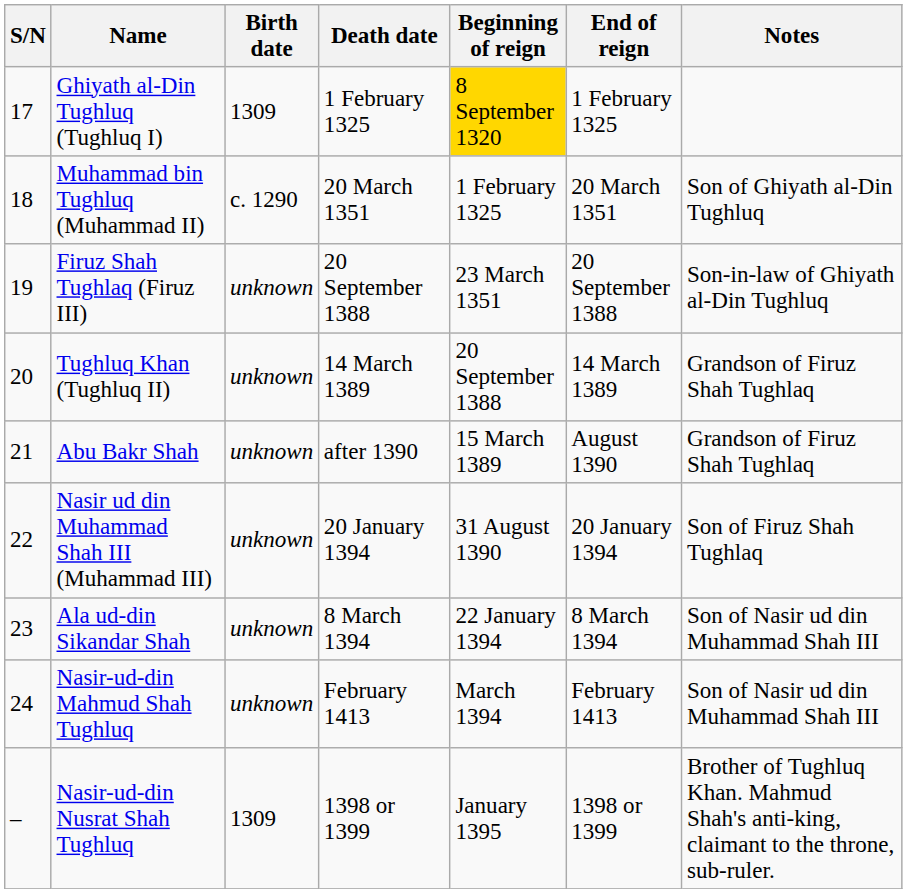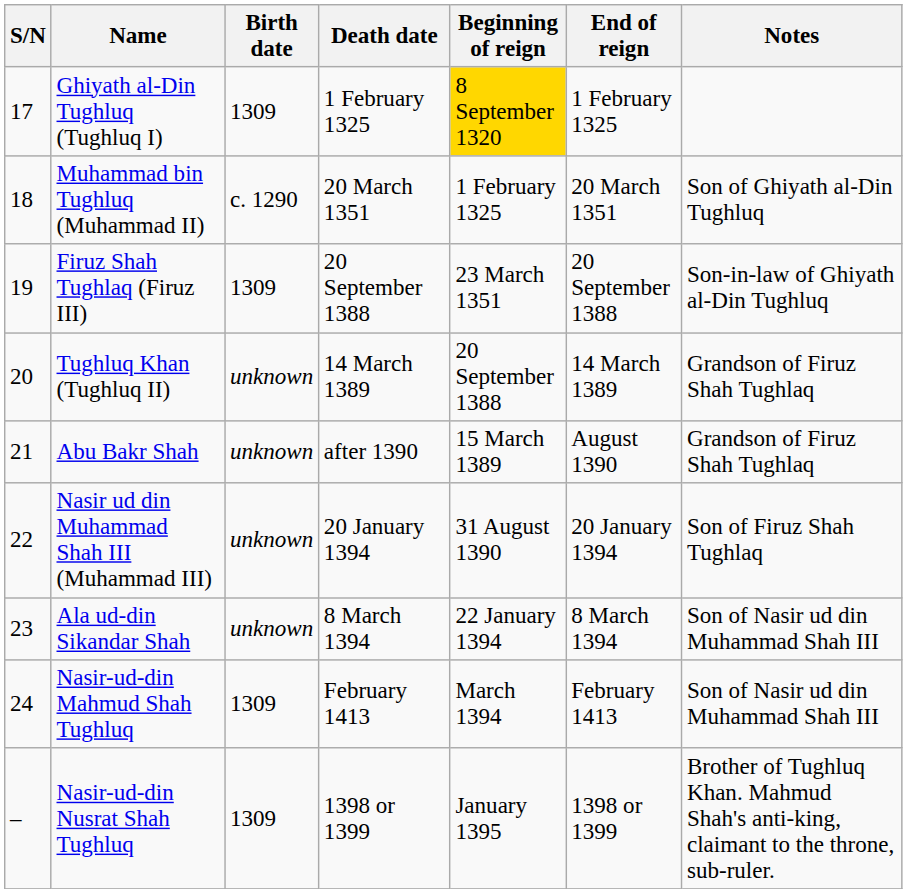(272, 287) unknown -> (253, 287) 1309
(272, 703) unknown -> (253, 703) 1309
